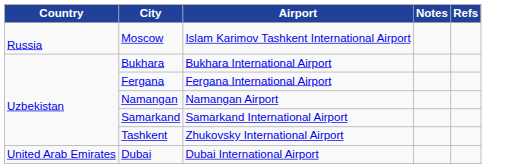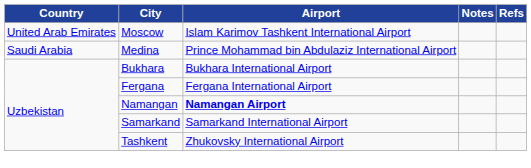(25, 44) Russia -> (61, 31) United Arab Emirates
+ row: (140, 50)
(232, 99) normal -> (235, 104) bold
- row: (136, 154)
